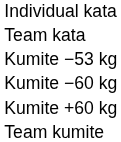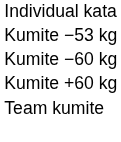- row: (45, 35)
